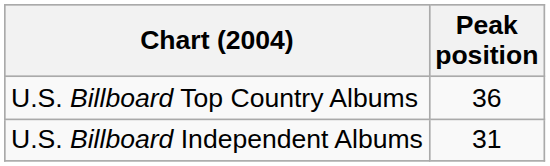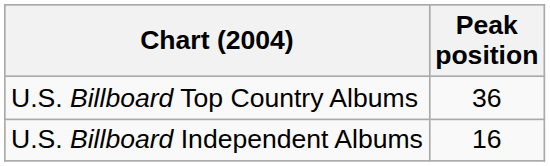(487, 139) 31 -> (487, 139) 16
